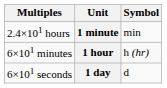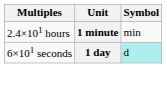- row: (98, 52)
(126, 73) no background -> (126, 52) paleturquoise background
